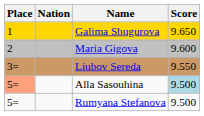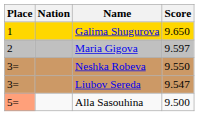(183, 48) 9.600 -> (177, 48) 9.597
+ row: (110, 66)
(183, 66) 9.550 -> (177, 84) 9.547
(183, 84) lightblue background -> (177, 102) no background
- row: (120, 102)
